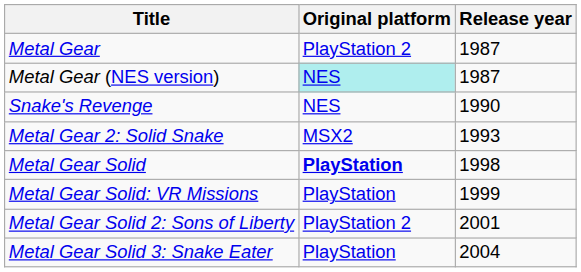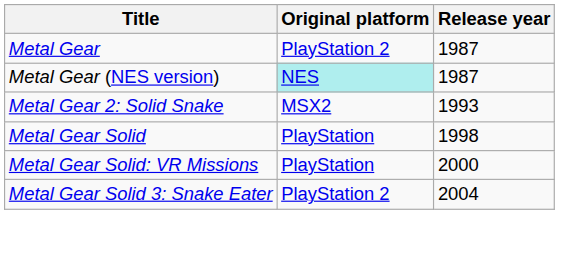- row: (81, 106)
(353, 164) bold -> (328, 135) normal
(480, 194) 1999 -> (458, 164) 2000
- row: (151, 223)
(349, 252) PlayStation -> (335, 194) PlayStation 2
